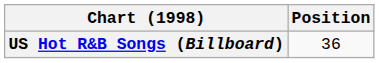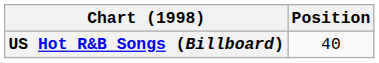(331, 45) 36 -> (331, 45) 40
